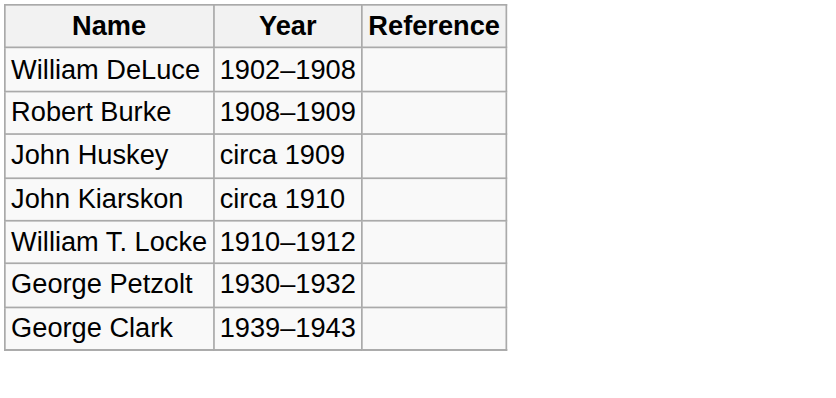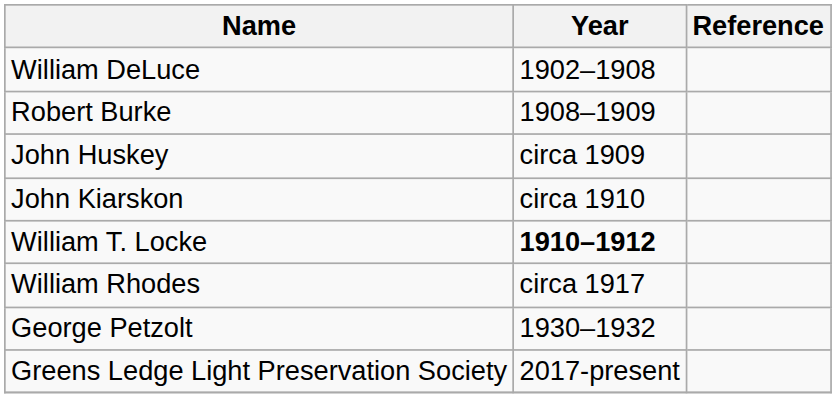(288, 241) normal -> (588, 241) bold
+ row: (106, 284)
- row: (92, 328)
+ row: (259, 371)
